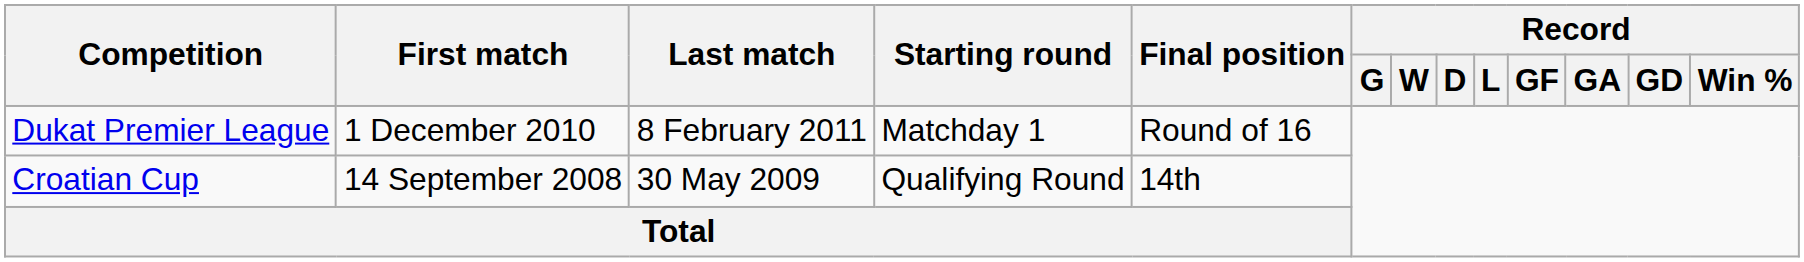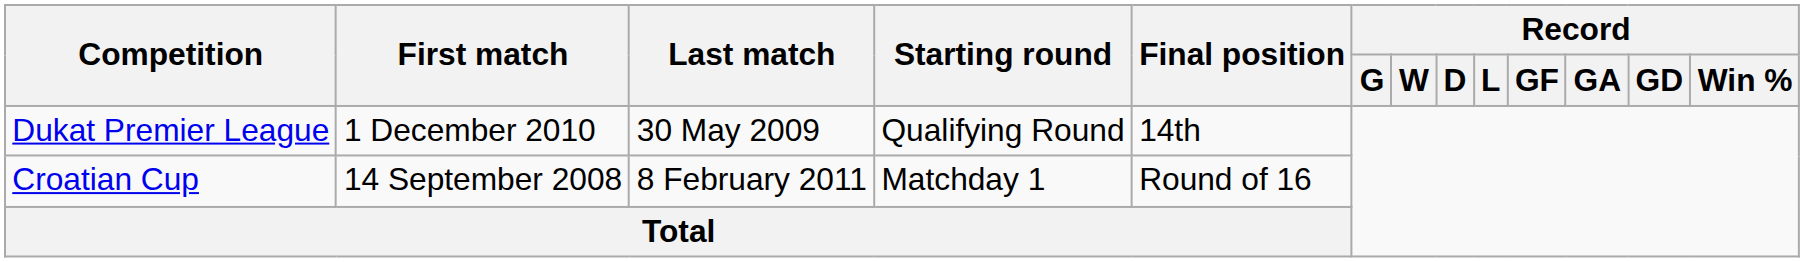(752, 130) 8 February 2011 -> (728, 130) 30 May 2009
(963, 130) Matchday 1 -> (1003, 130) Qualifying Round
(1225, 130) Round of 16 -> (1170, 130) 14th
(728, 180) 30 May 2009 -> (752, 180) 8 February 2011
(1003, 180) Qualifying Round -> (963, 180) Matchday 1
(1170, 180) 14th -> (1225, 180) Round of 16
